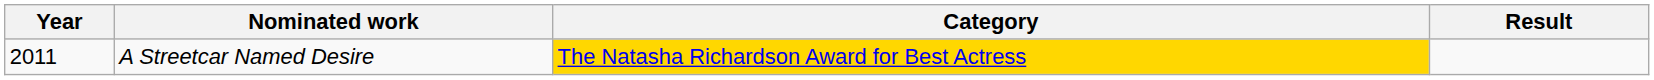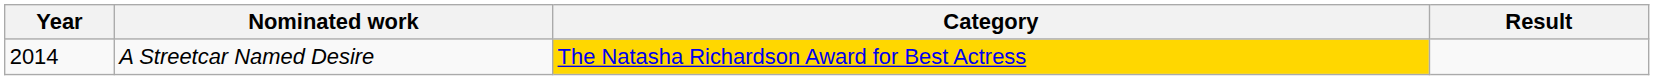(33, 56) 2011 -> (34, 56) 2014
